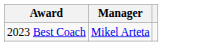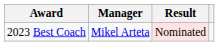+ column: (180, 13)
